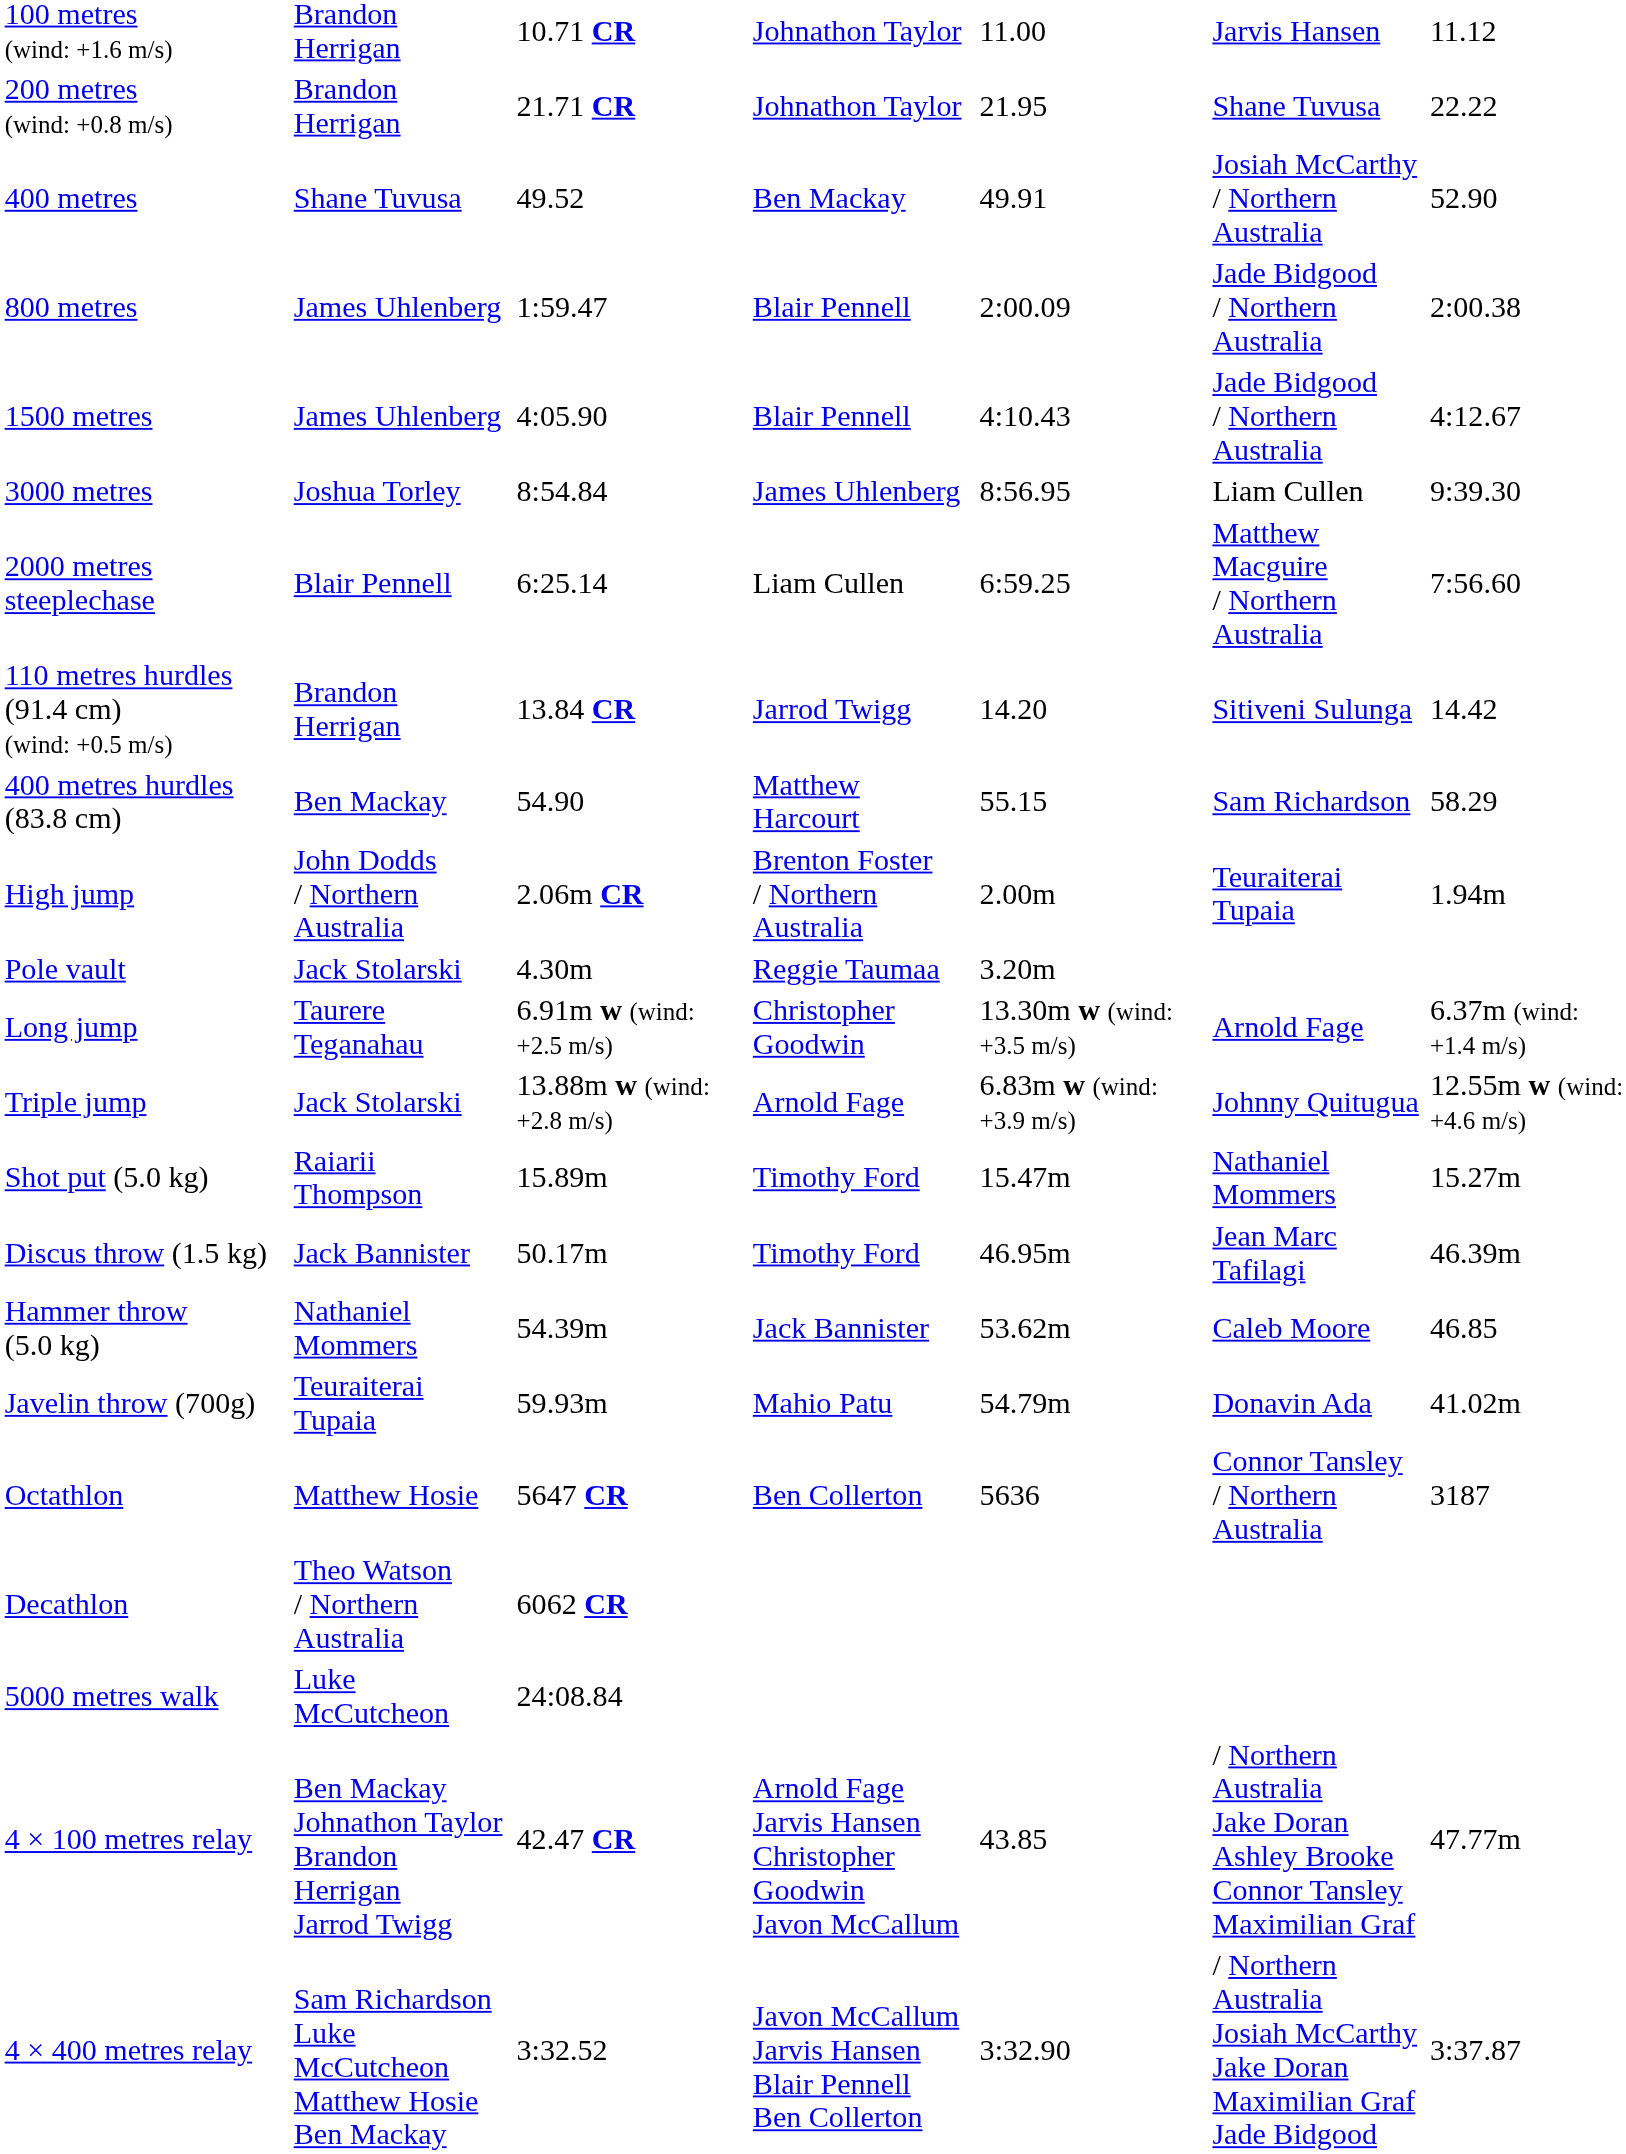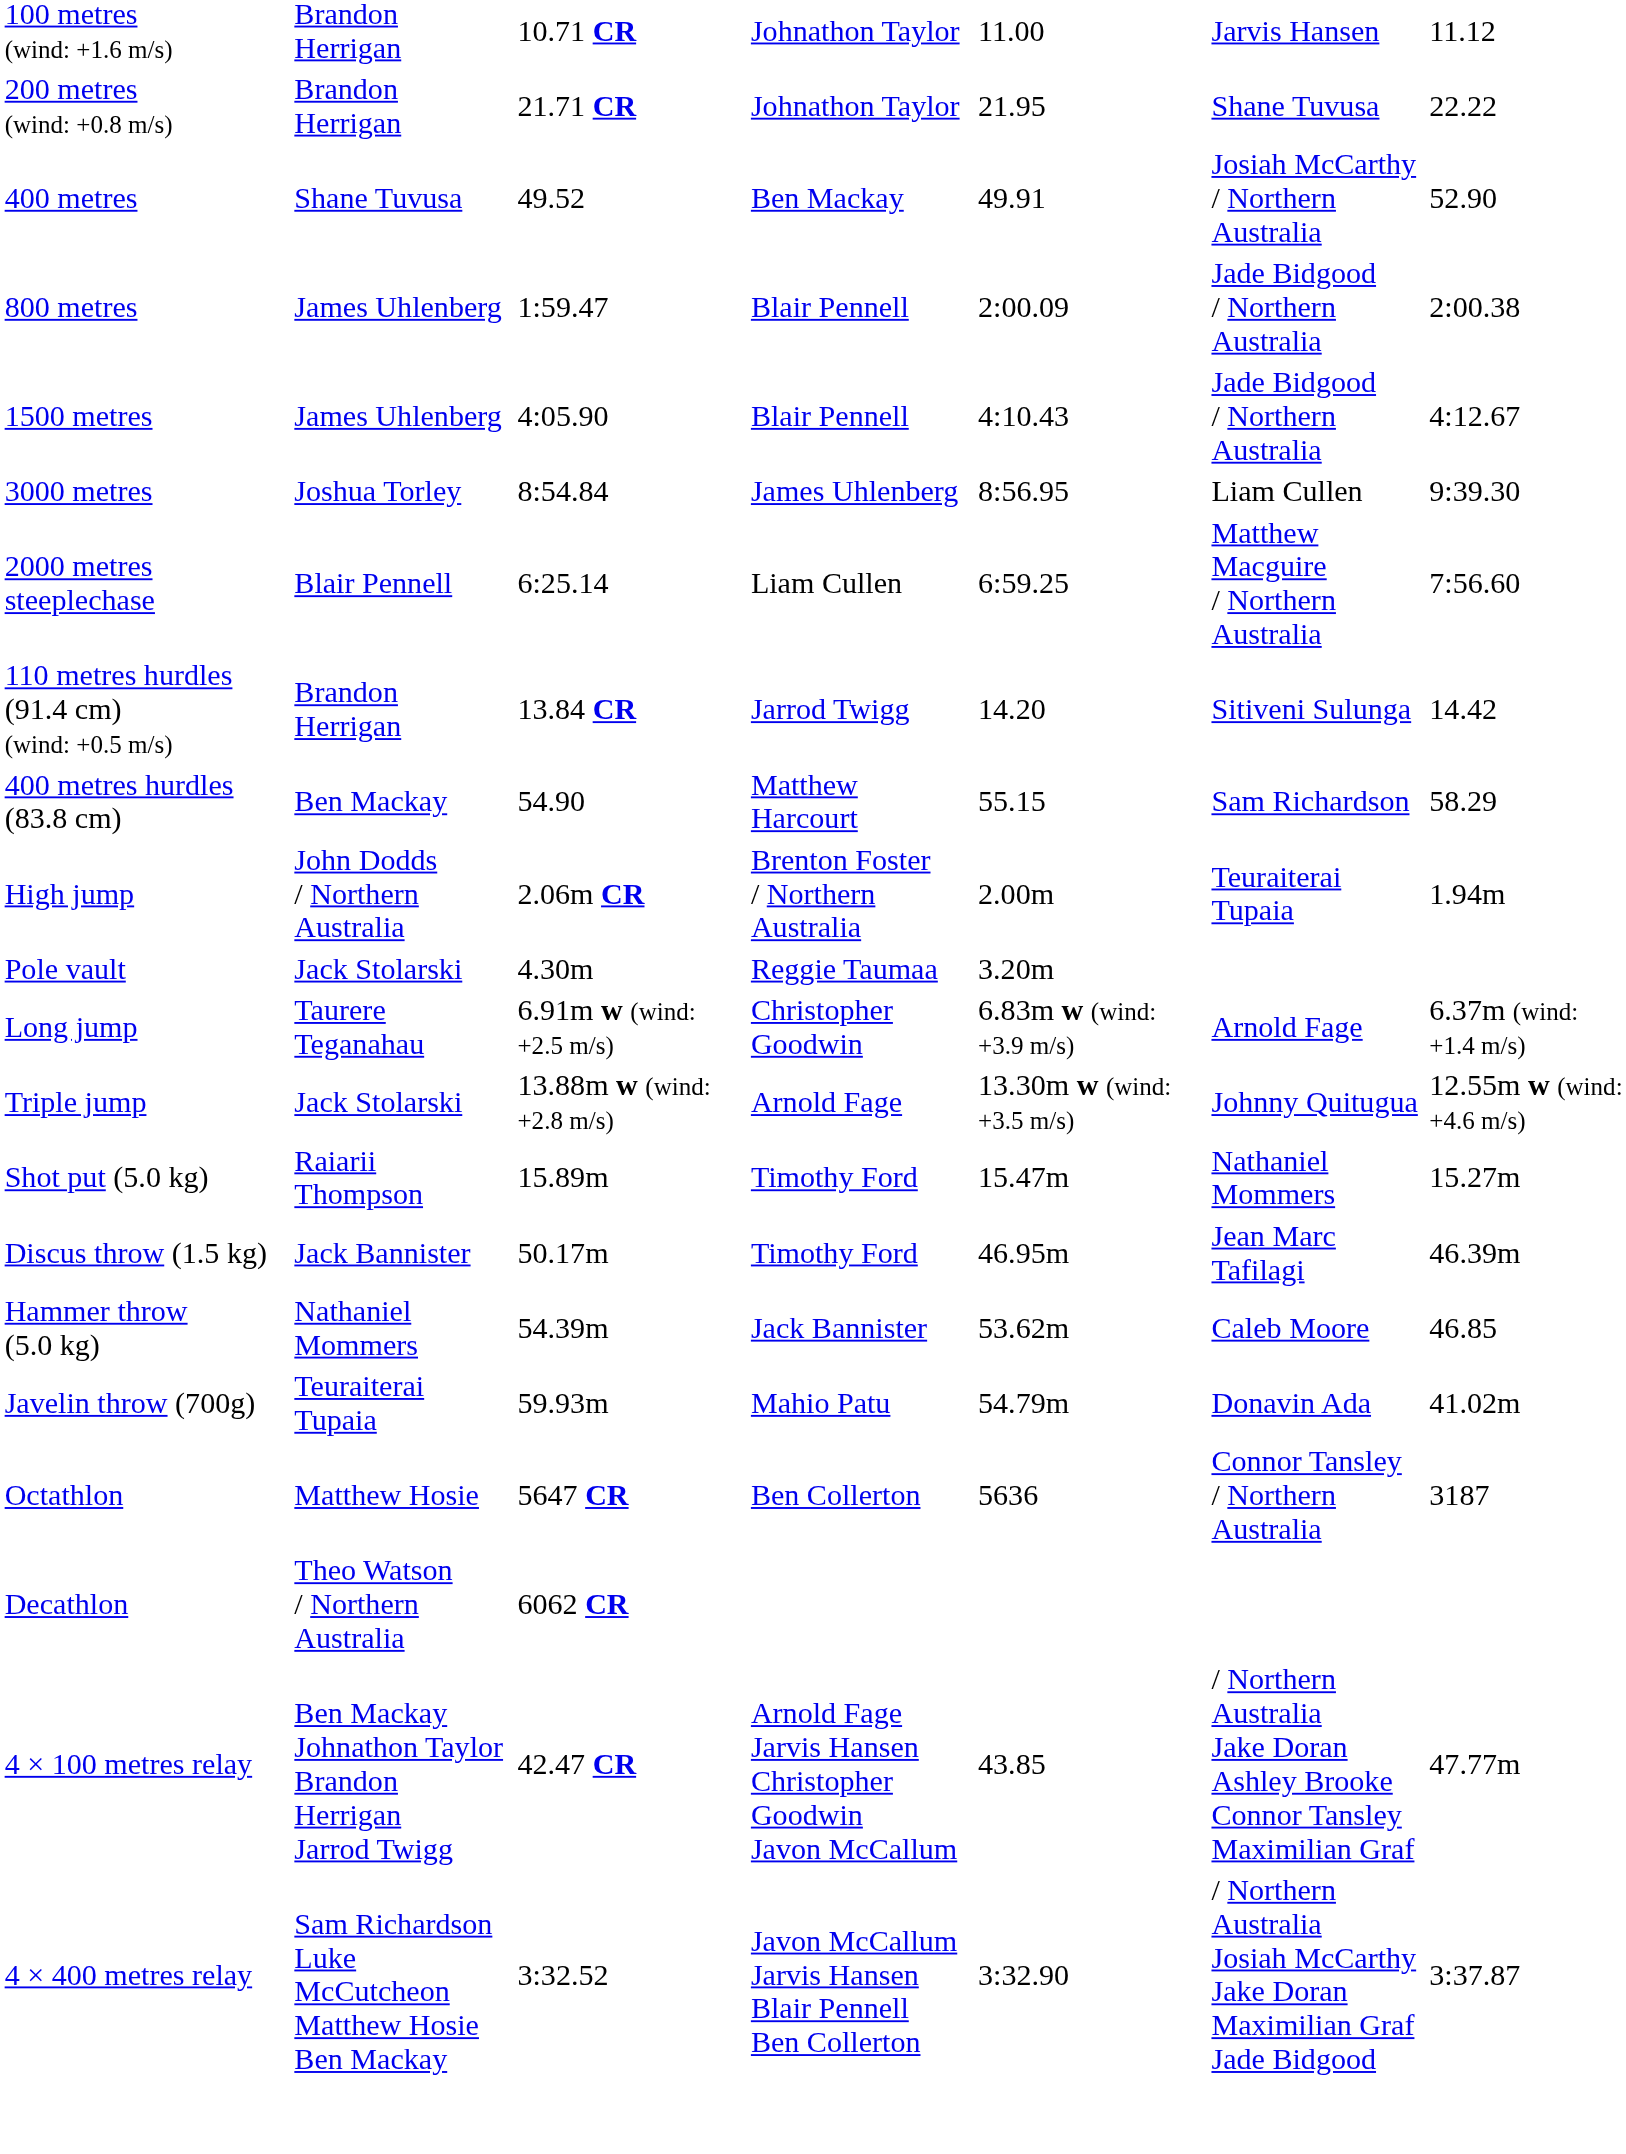(1076, 1027) 13.30m w (wind: +3.5 m/s) -> (1067, 1027) 6.83m w (wind: +3.9 m/s)
(1069, 1102) 6.83m w (wind: +3.9 m/s) -> (1075, 1102) 13.30m w (wind: +3.5 m/s)
- row: (112, 1696)
